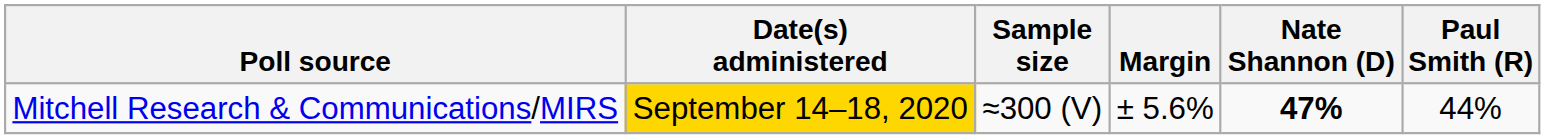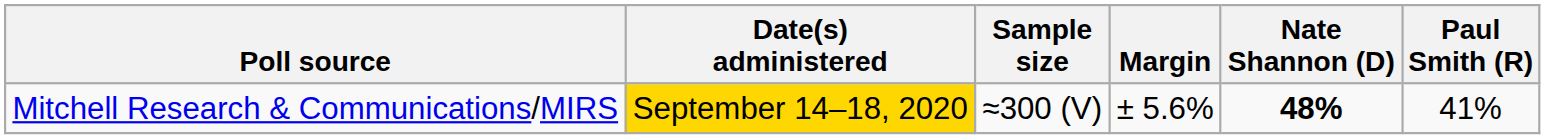(1311, 109) 47% -> (1311, 109) 48%
(1471, 109) 44% -> (1471, 109) 41%
